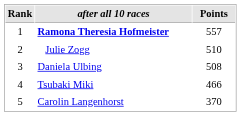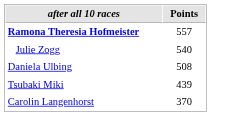- column: (20, 14)
(214, 49) 510 -> (184, 49) 540
(214, 84) 466 -> (184, 84) 439
